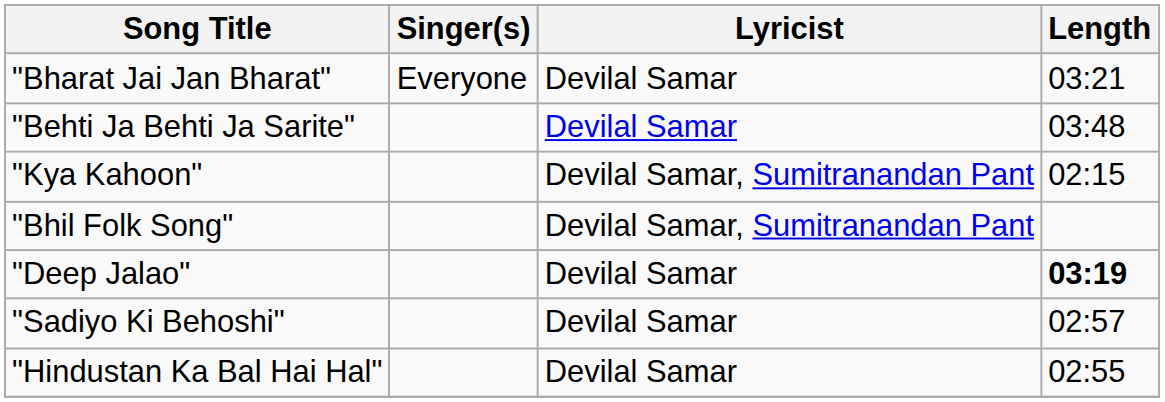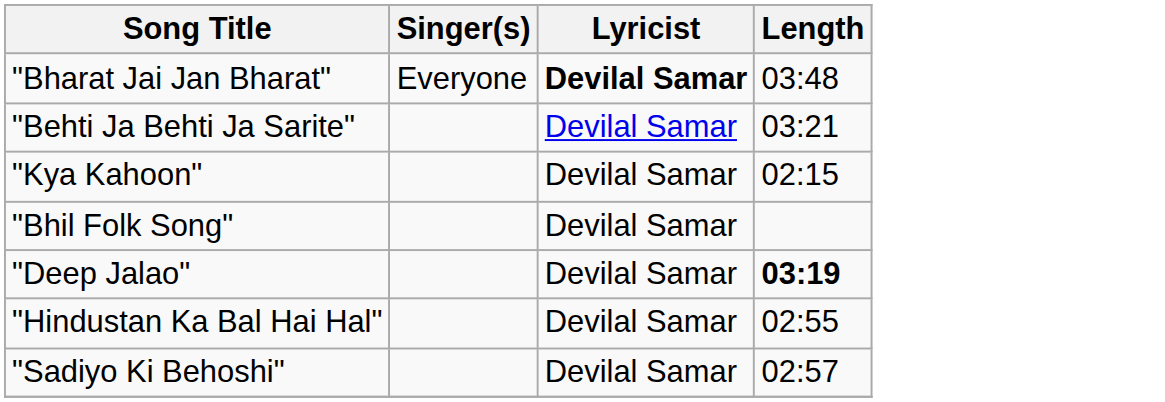(641, 77) normal -> (646, 77) bold
(1087, 77) 03:21 -> (800, 77) 03:48
(1087, 126) 03:48 -> (800, 126) 03:21
(789, 175) Devilal Samar, Sumitranandan Pant -> (641, 175) Devilal Samar
(789, 224) Devilal Samar, Sumitranandan Pant -> (641, 224) Devilal Samar
rows swapped: (197, 371) <-> (148, 322)
